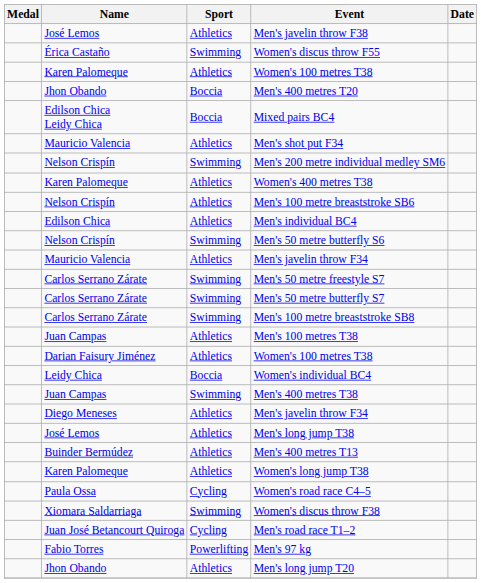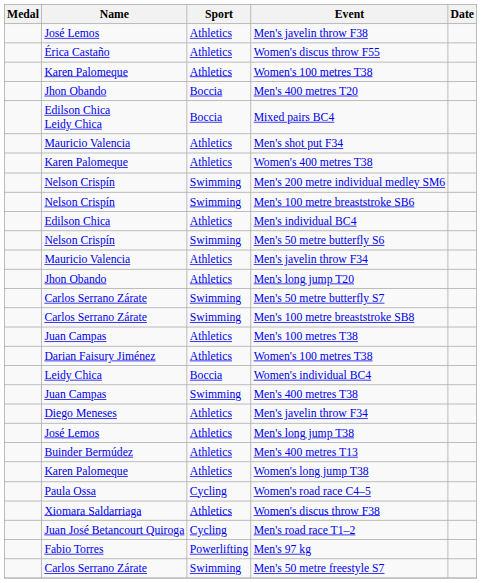(215, 52) Swimming -> (211, 52) Athletics
rows swapped: (86, 182) <-> (80, 163)
(211, 201) Athletics -> (215, 201) Swimming
rows swapped: (96, 279) <-> (75, 568)
(215, 510) Swimming -> (211, 510) Athletics
